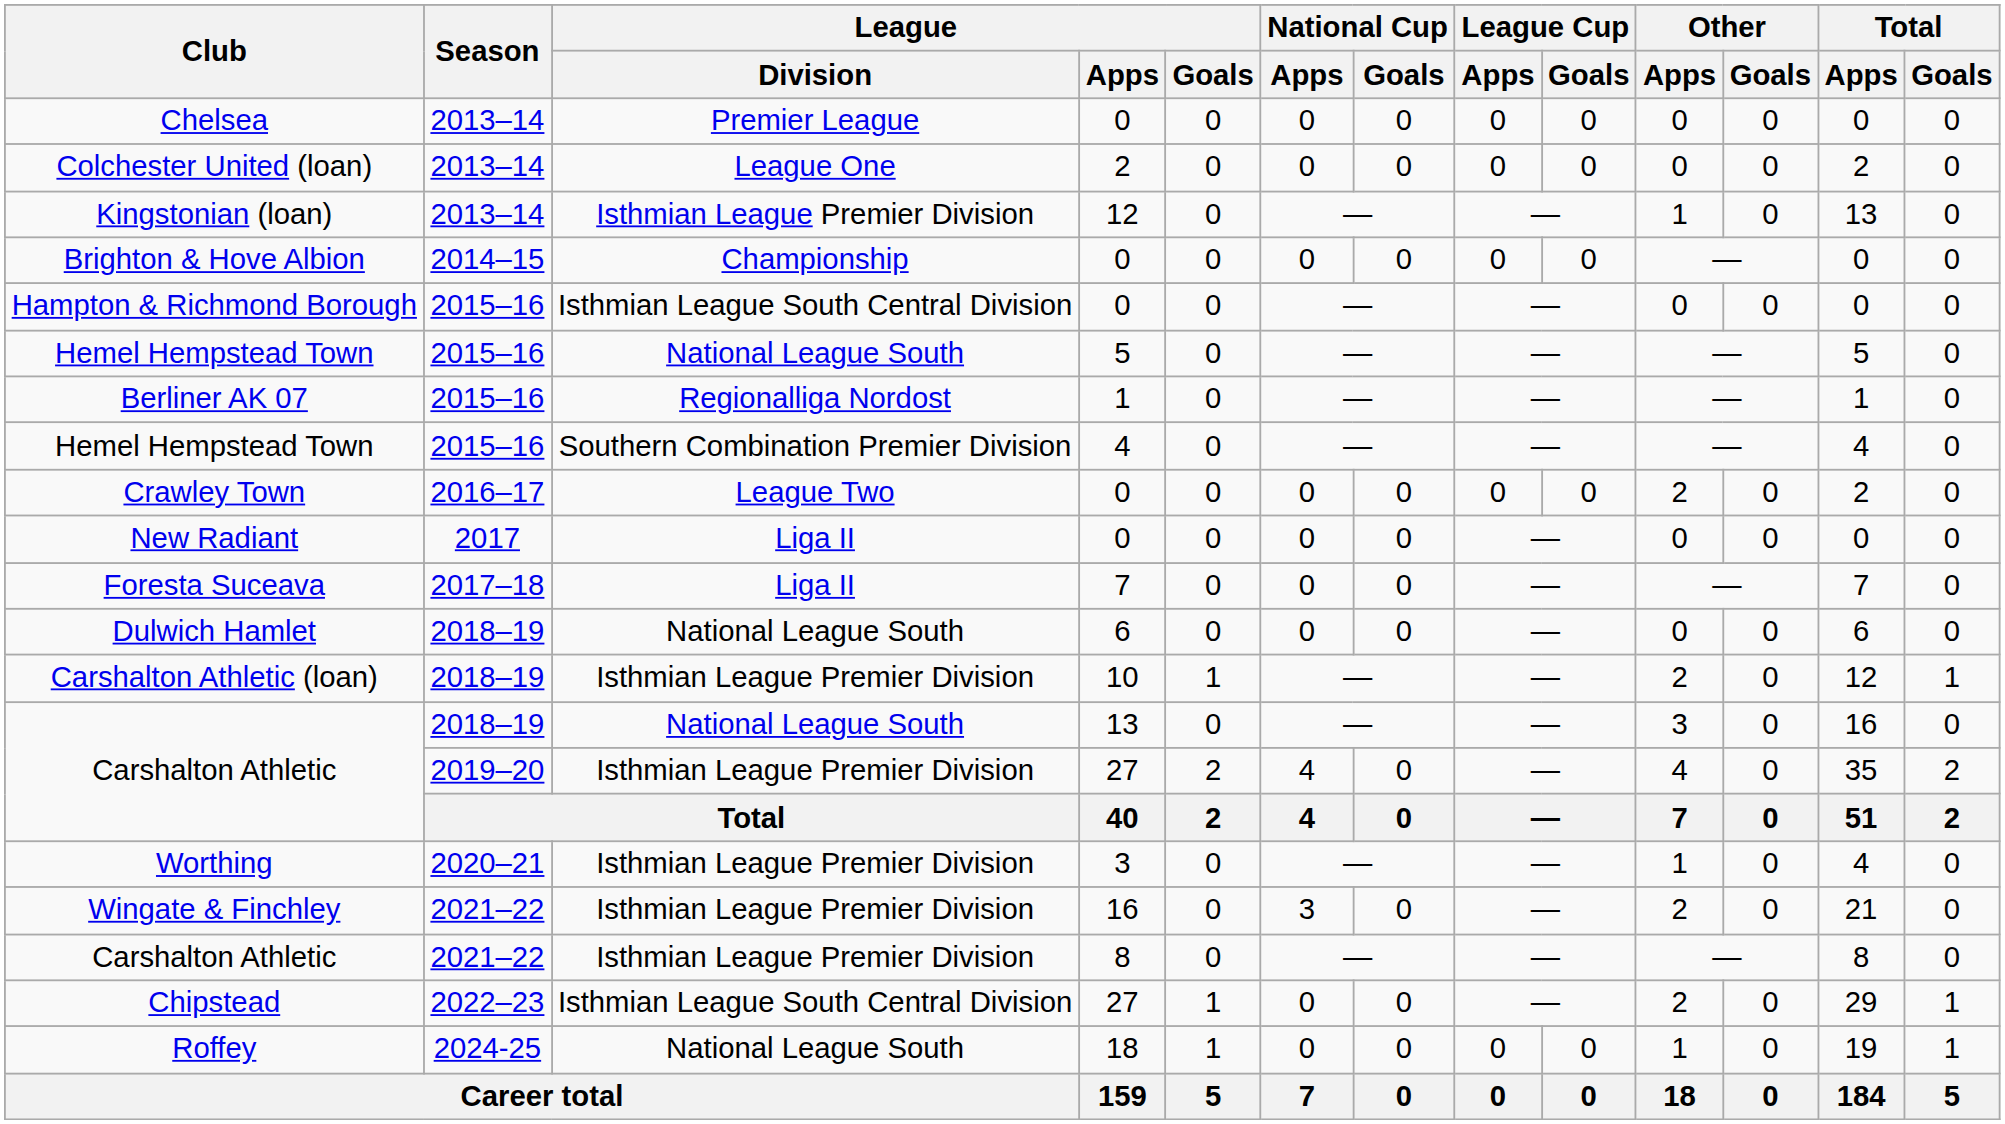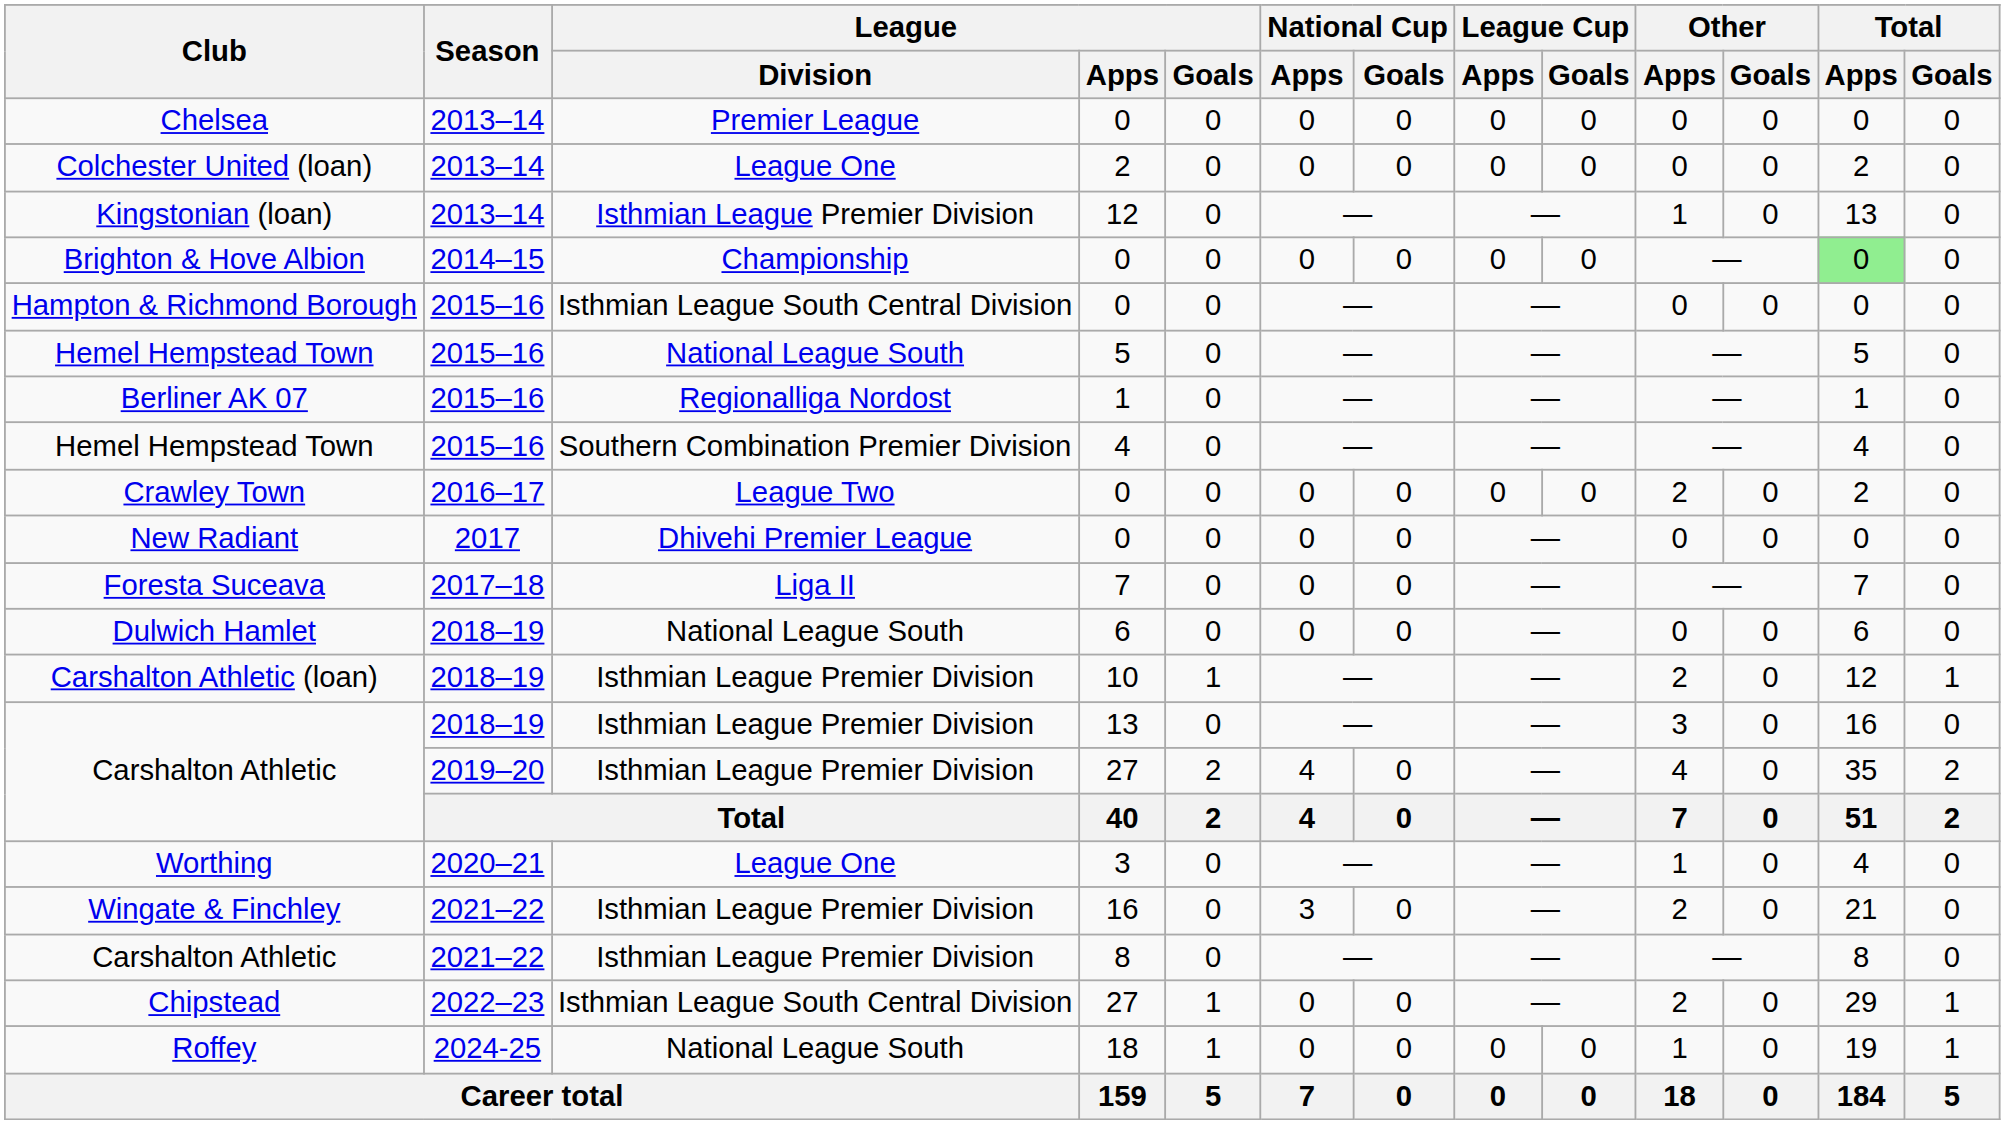(1861, 259) no background -> (1861, 259) lightgreen background
(815, 538) Liga II -> (815, 538) Dhivehi Premier League
(815, 724) National League South -> (815, 724) Isthmian League Premier Division
(815, 863) Isthmian League Premier Division -> (815, 863) League One
